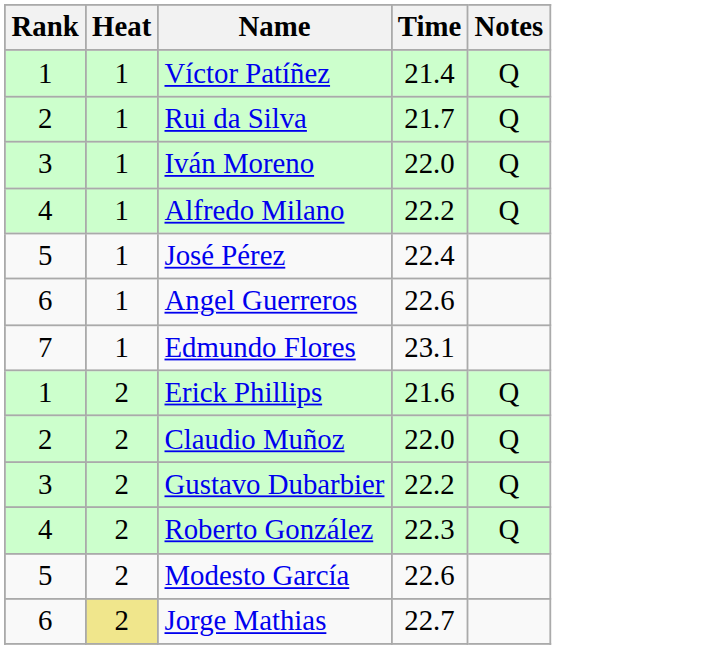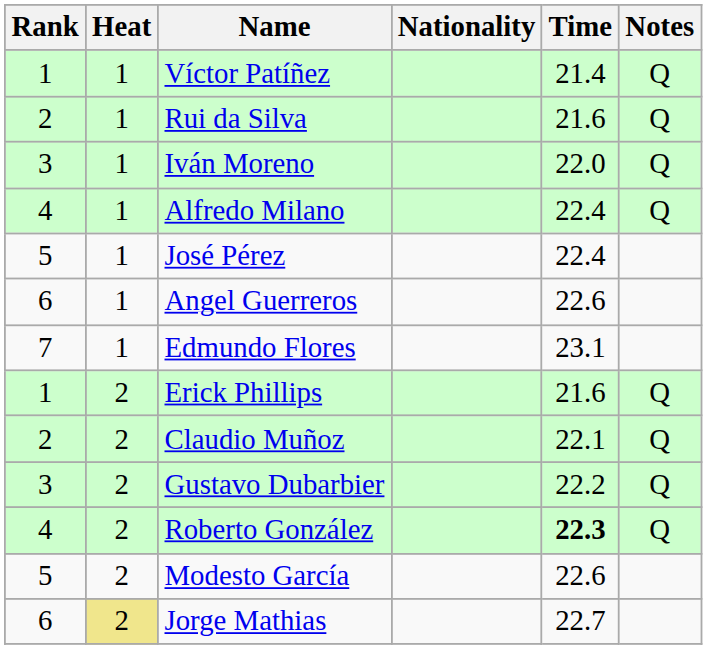+ column: (467, 27)
(429, 118) 21.7 -> (580, 118) 21.6
(429, 210) 22.2 -> (580, 210) 22.4
(429, 438) 22.0 -> (580, 438) 22.1
(429, 529) normal -> (580, 529) bold
